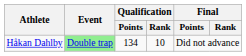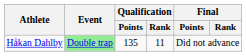(131, 43) 134 -> (131, 43) 135
(160, 43) 10 -> (160, 43) 11
